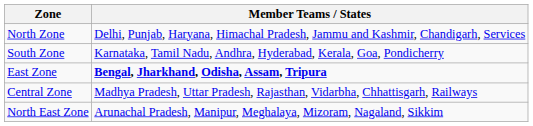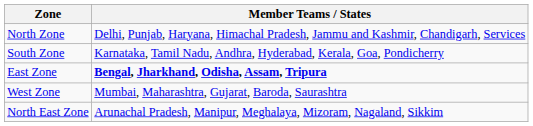+ row: (34, 92)
- row: (40, 92)
